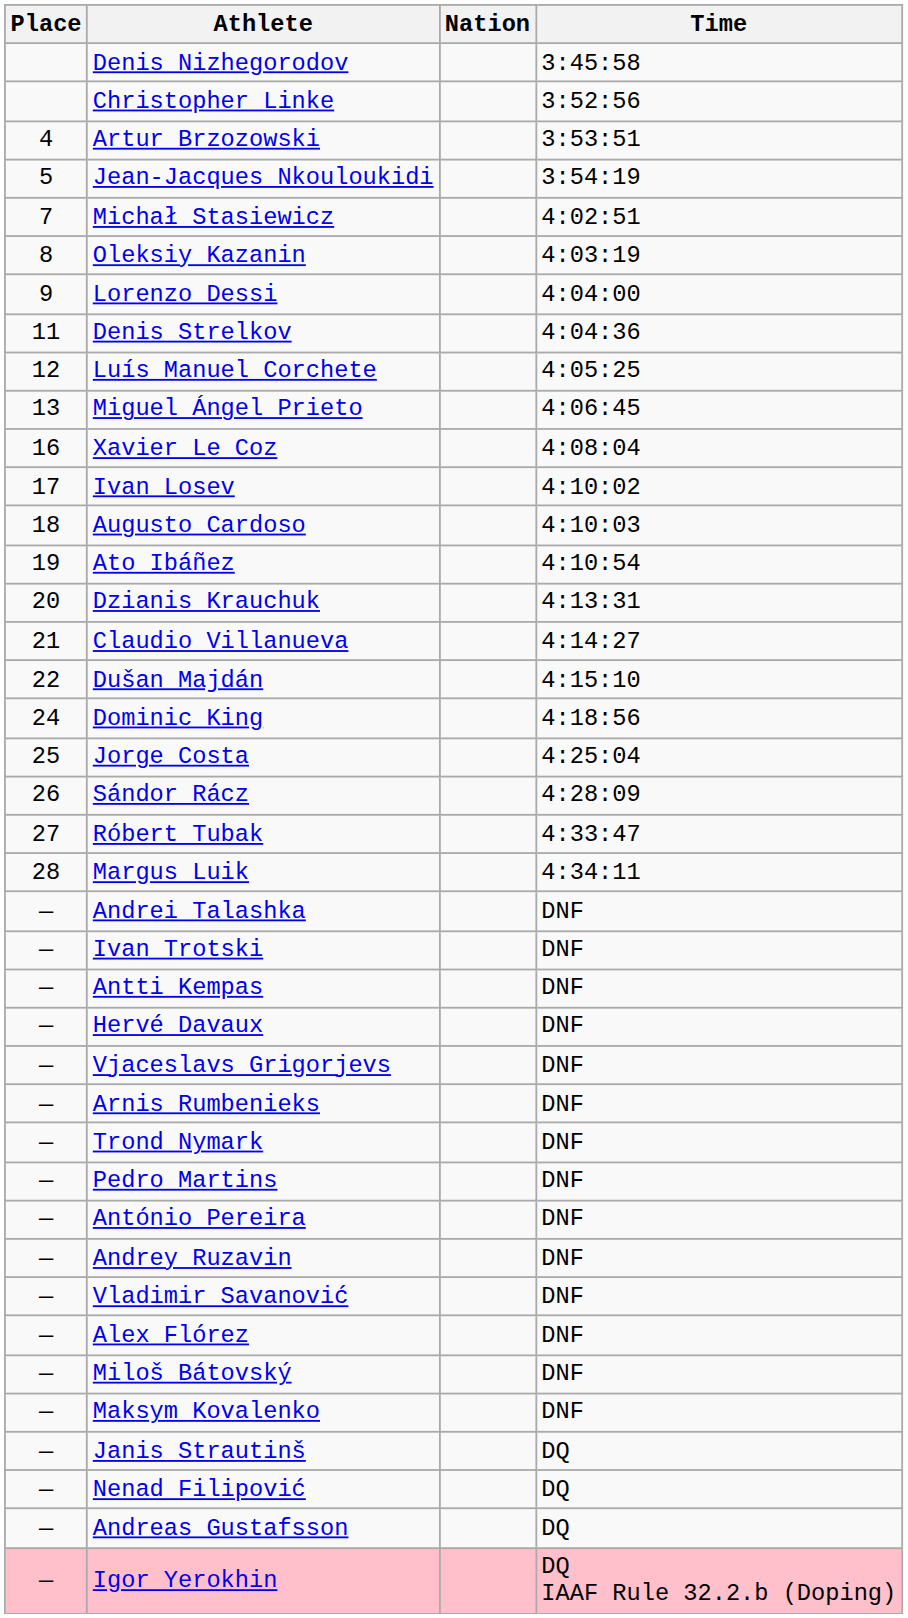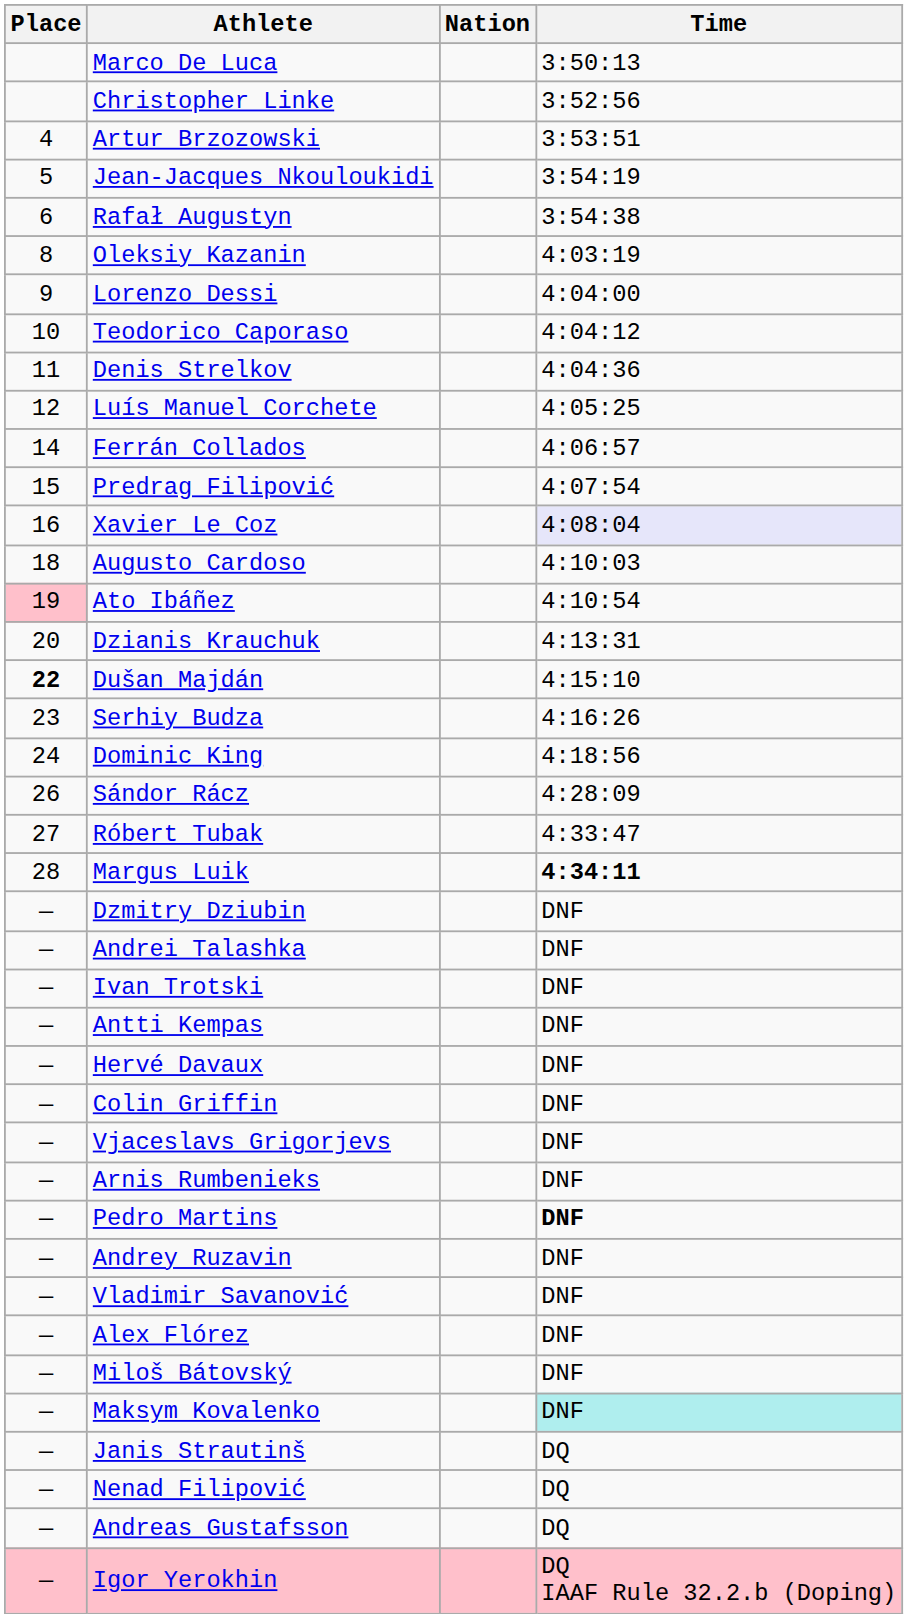- row: (221, 63)
+ row: (185, 63)
+ row: (192, 217)
- row: (213, 217)
+ row: (221, 333)
- row: (228, 410)
+ row: (199, 448)
+ row: (213, 487)
(591, 448) no background -> (591, 525) lavender background
- row: (164, 487)
(46, 564) no background -> (46, 603) pink background
- row: (221, 641)
(46, 680) normal -> (46, 680) bold
+ row: (178, 718)
- row: (171, 757)
(591, 873) normal -> (591, 873) bold
+ row: (199, 911)
+ row: (185, 1104)
- row: (178, 1142)
(563, 1181) normal -> (563, 1220) bold
- row: (199, 1220)
(563, 1412) no background -> (563, 1412) paleturquoise background
